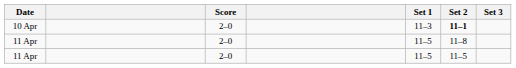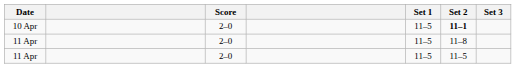(423, 26) 11–3 -> (423, 26) 11–5
